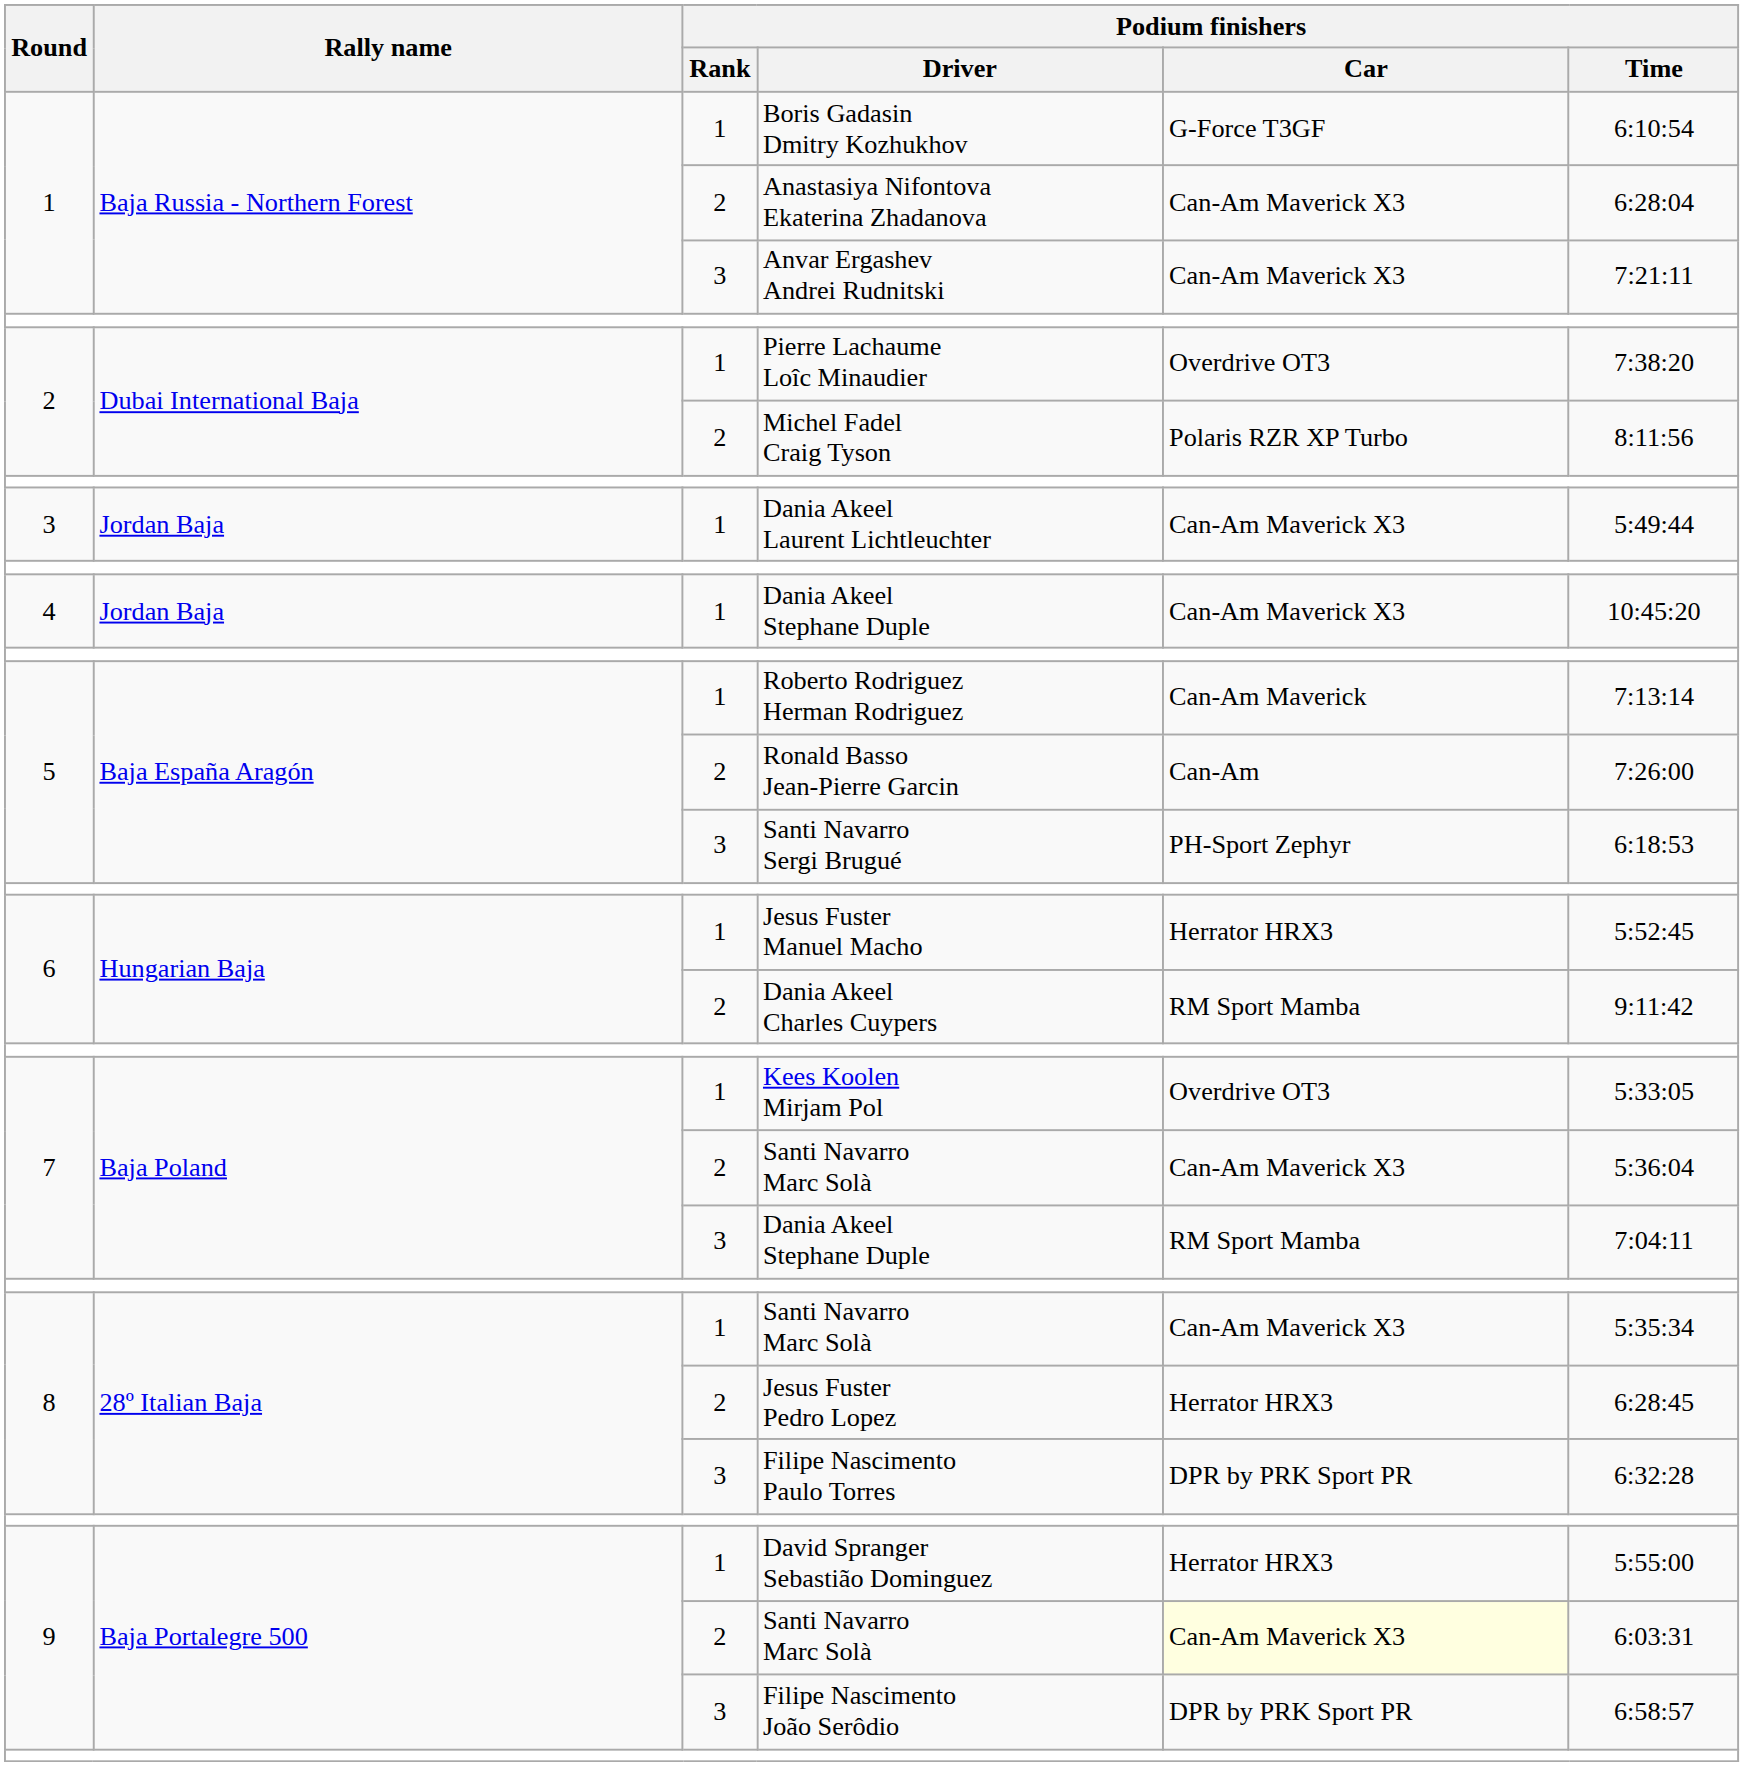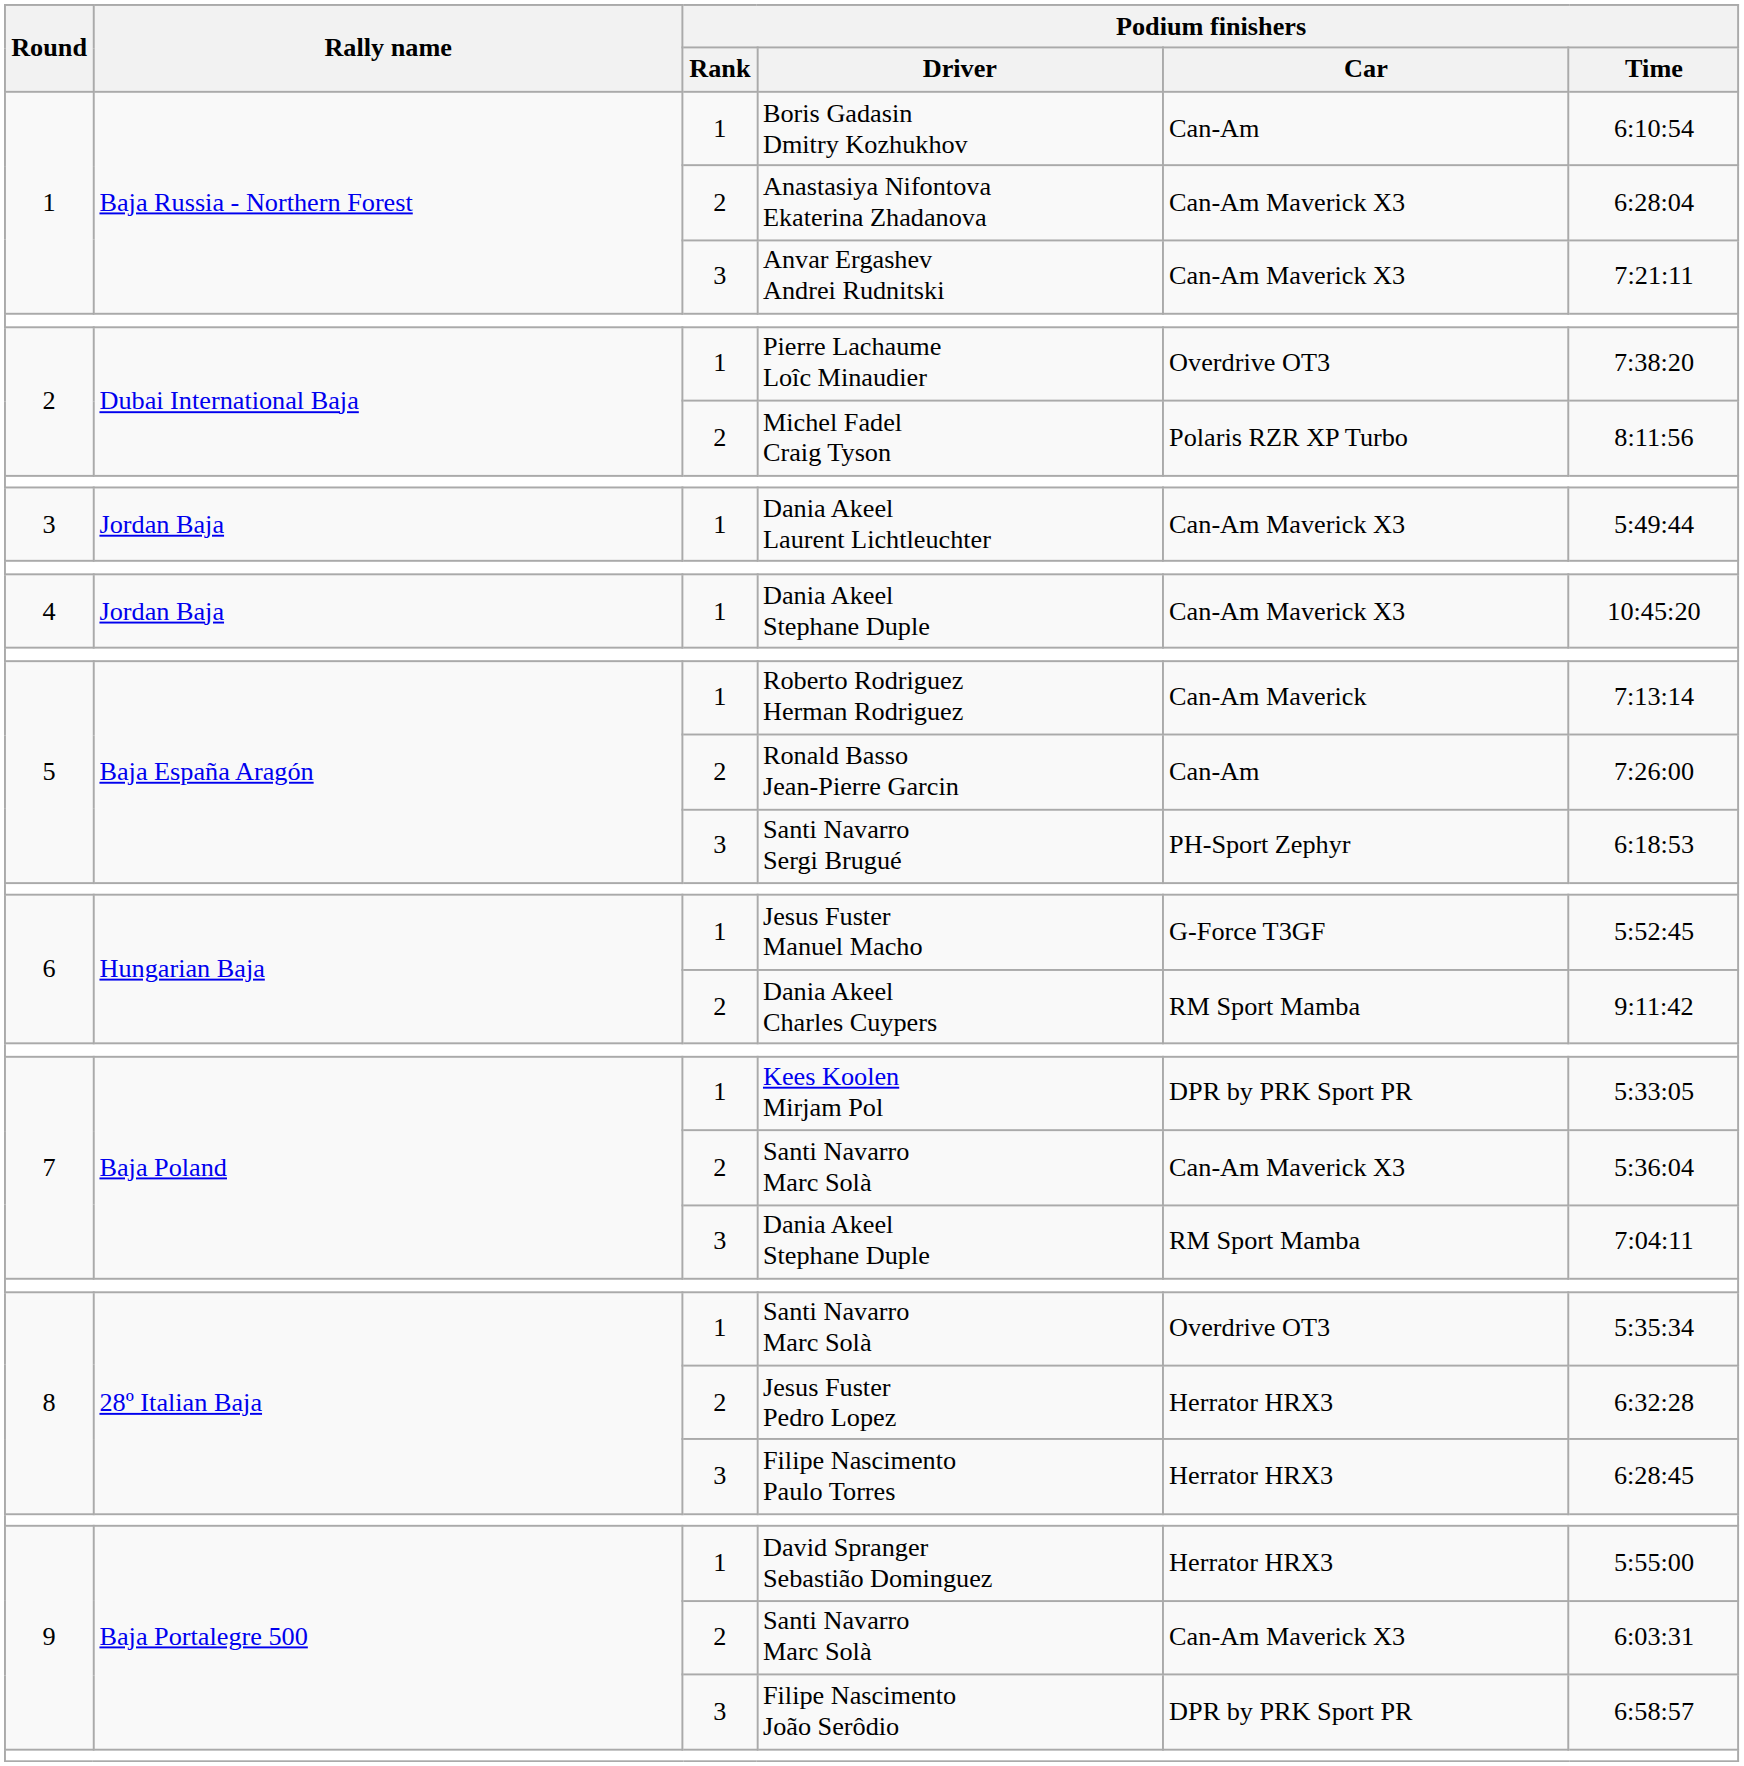(1247, 127) G-Force T3GF -> (1214, 127) Can-Am
(1251, 931) Herrator HRX3 -> (1247, 931) G-Force T3GF
(1250, 1092) Overdrive OT3 -> (1291, 1092) DPR by PRK Sport PR
(1287, 1327) Can-Am Maverick X3 -> (1250, 1327) Overdrive OT3
(1654, 1401) 6:28:45 -> (1654, 1401) 6:32:28
(1291, 1475) DPR by PRK Sport PR -> (1251, 1475) Herrator HRX3
(1654, 1475) 6:32:28 -> (1654, 1475) 6:28:45
(1287, 1636) lightyellow background -> (1287, 1636) no background
